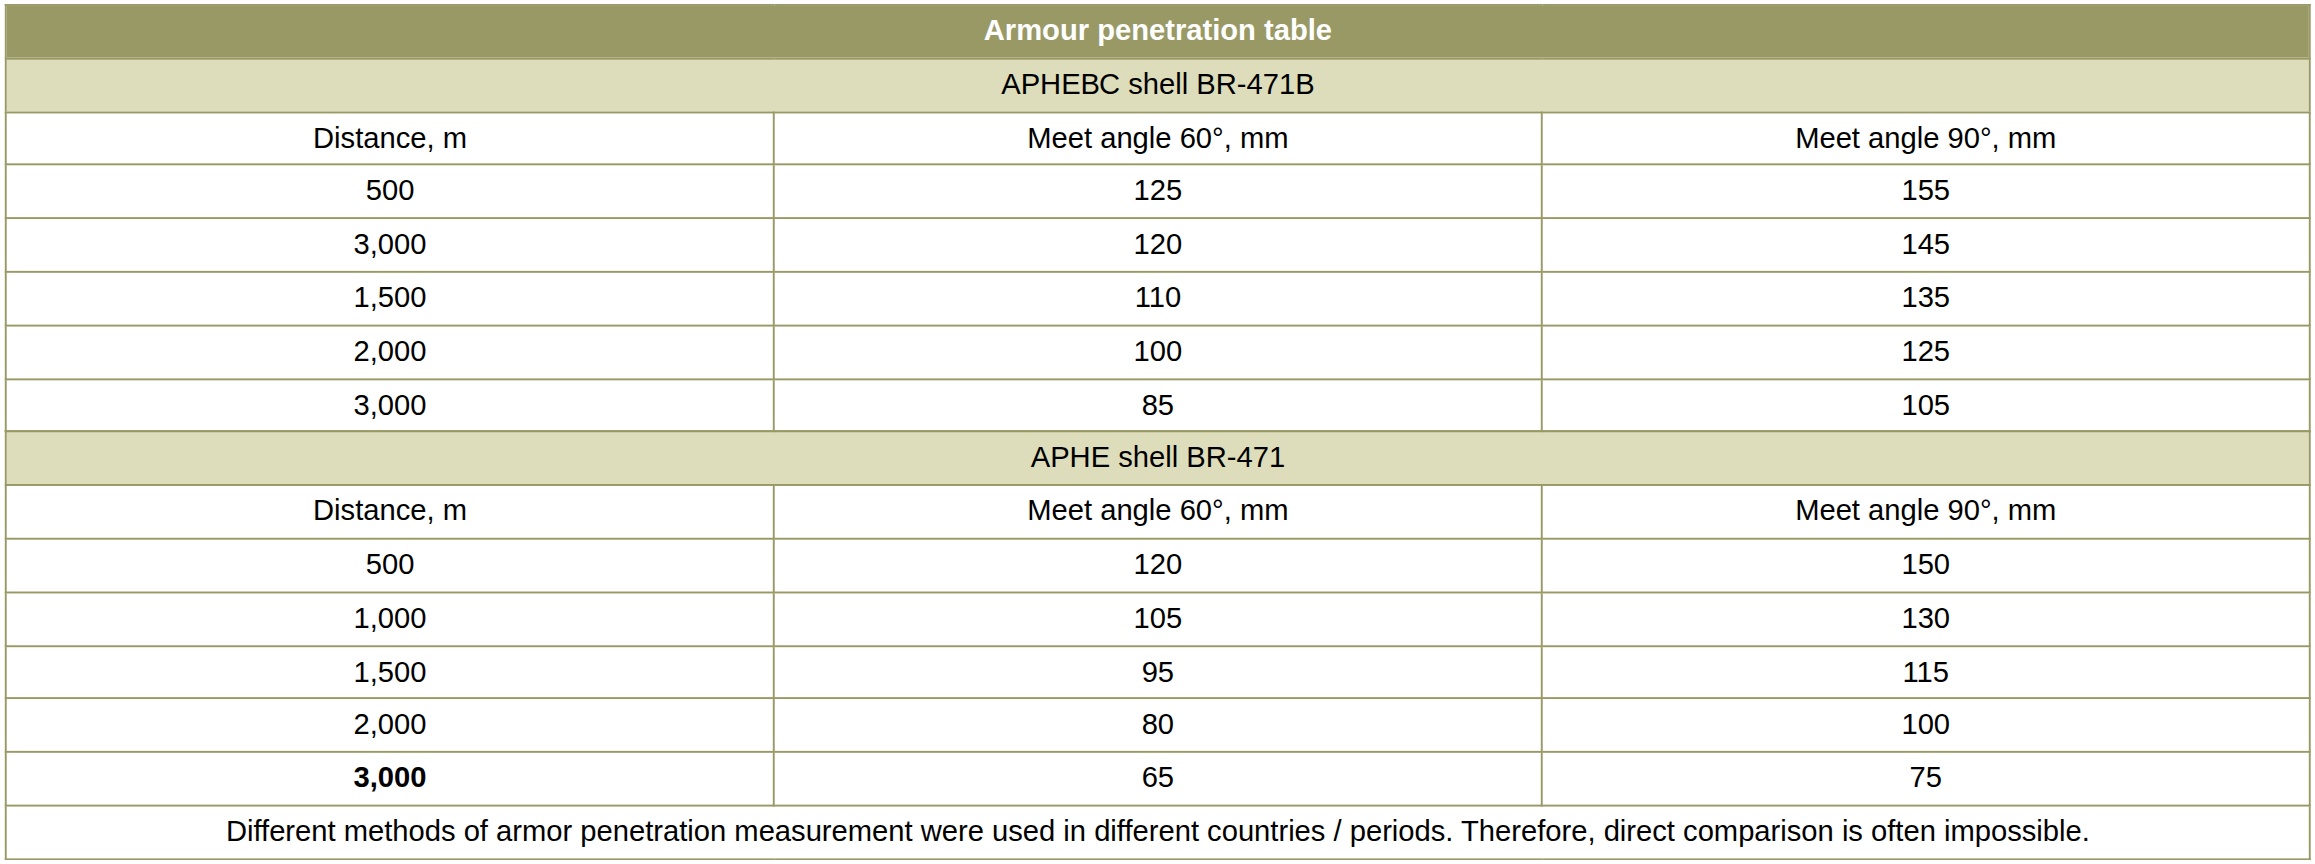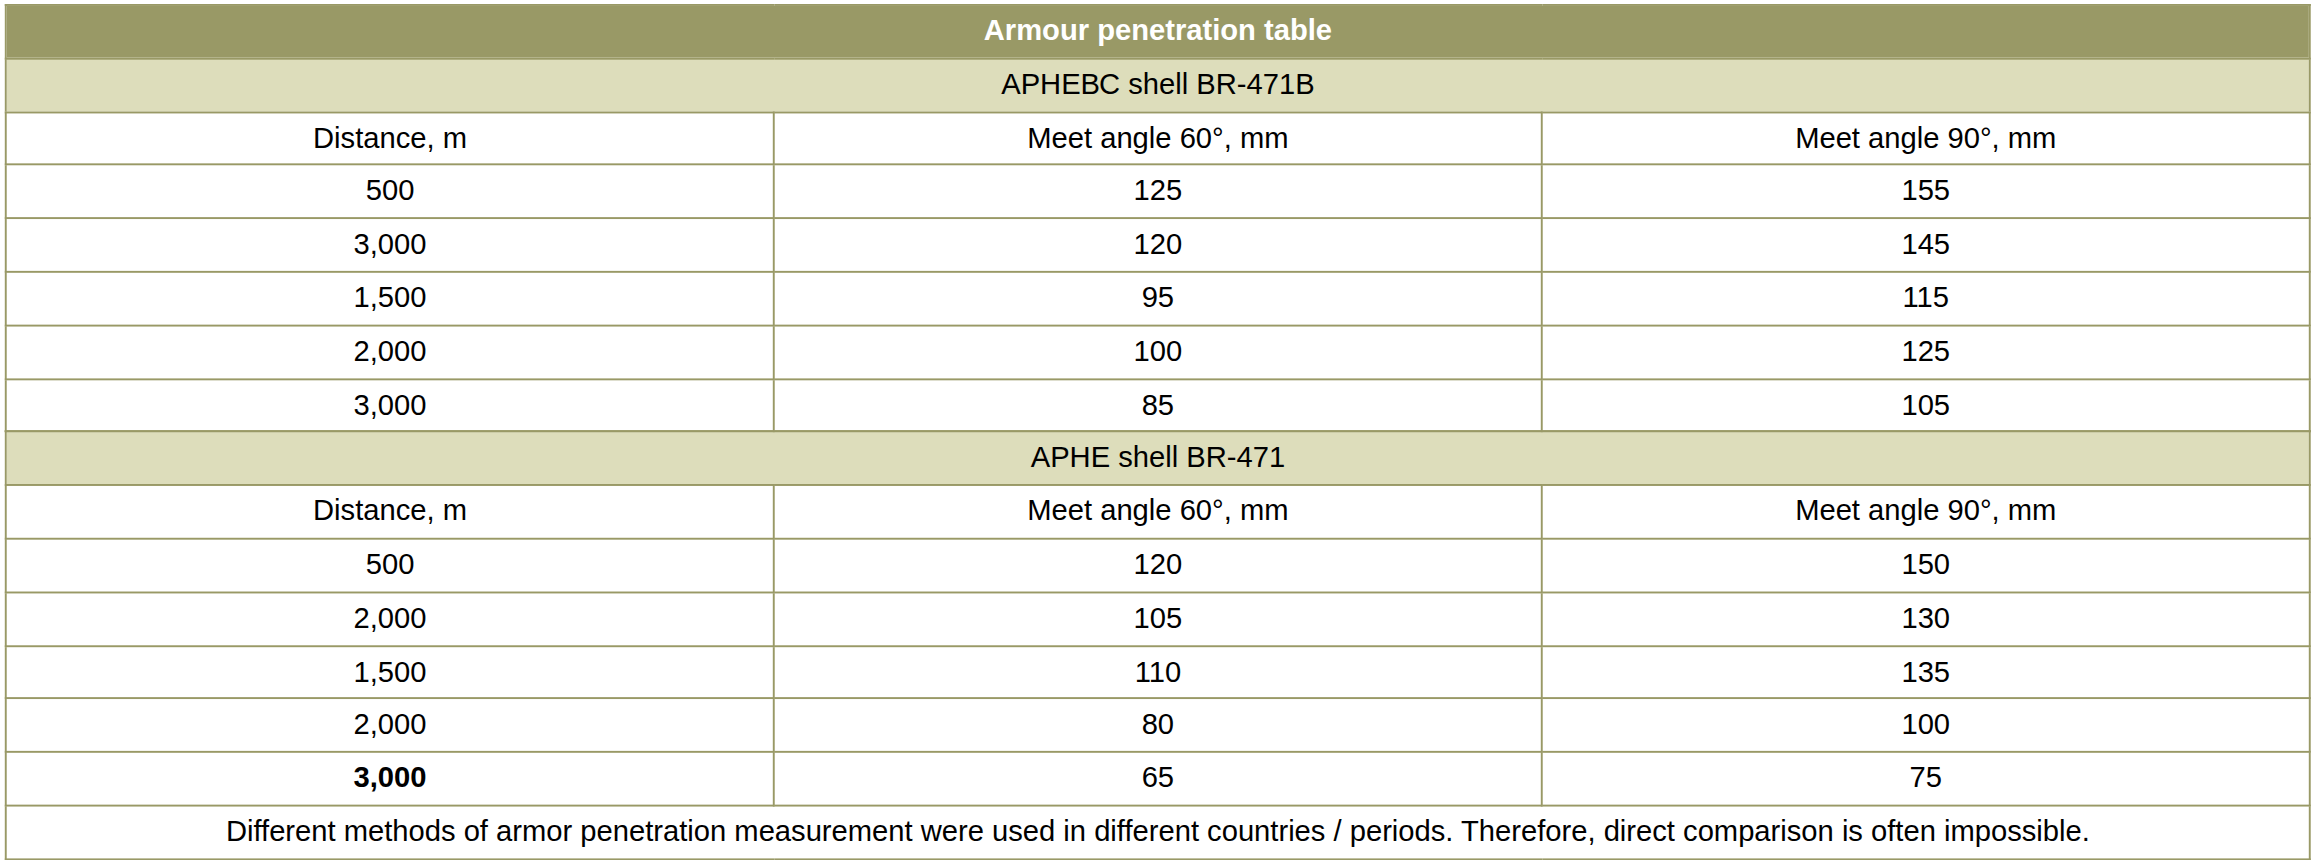rows swapped: (1158, 297) <-> (1158, 670)
(390, 617) 1,000 -> (390, 617) 2,000
